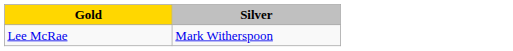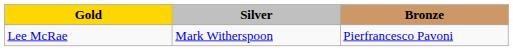+ column: (424, 14)
